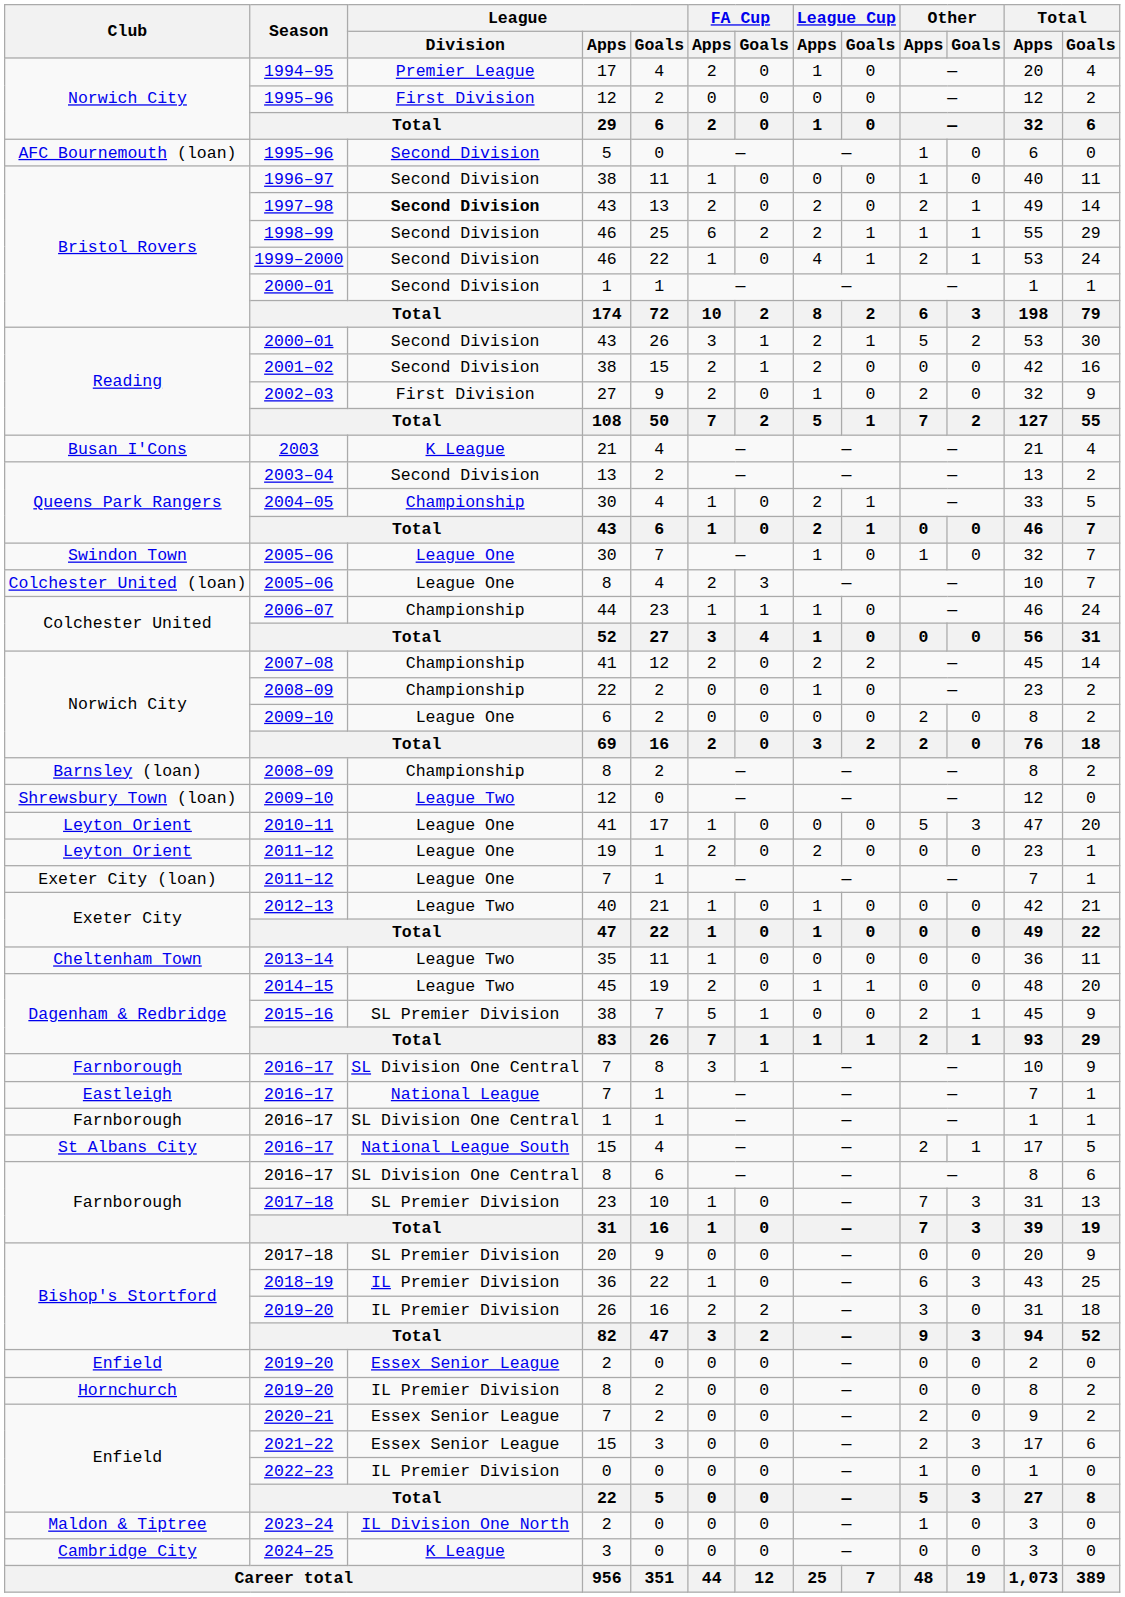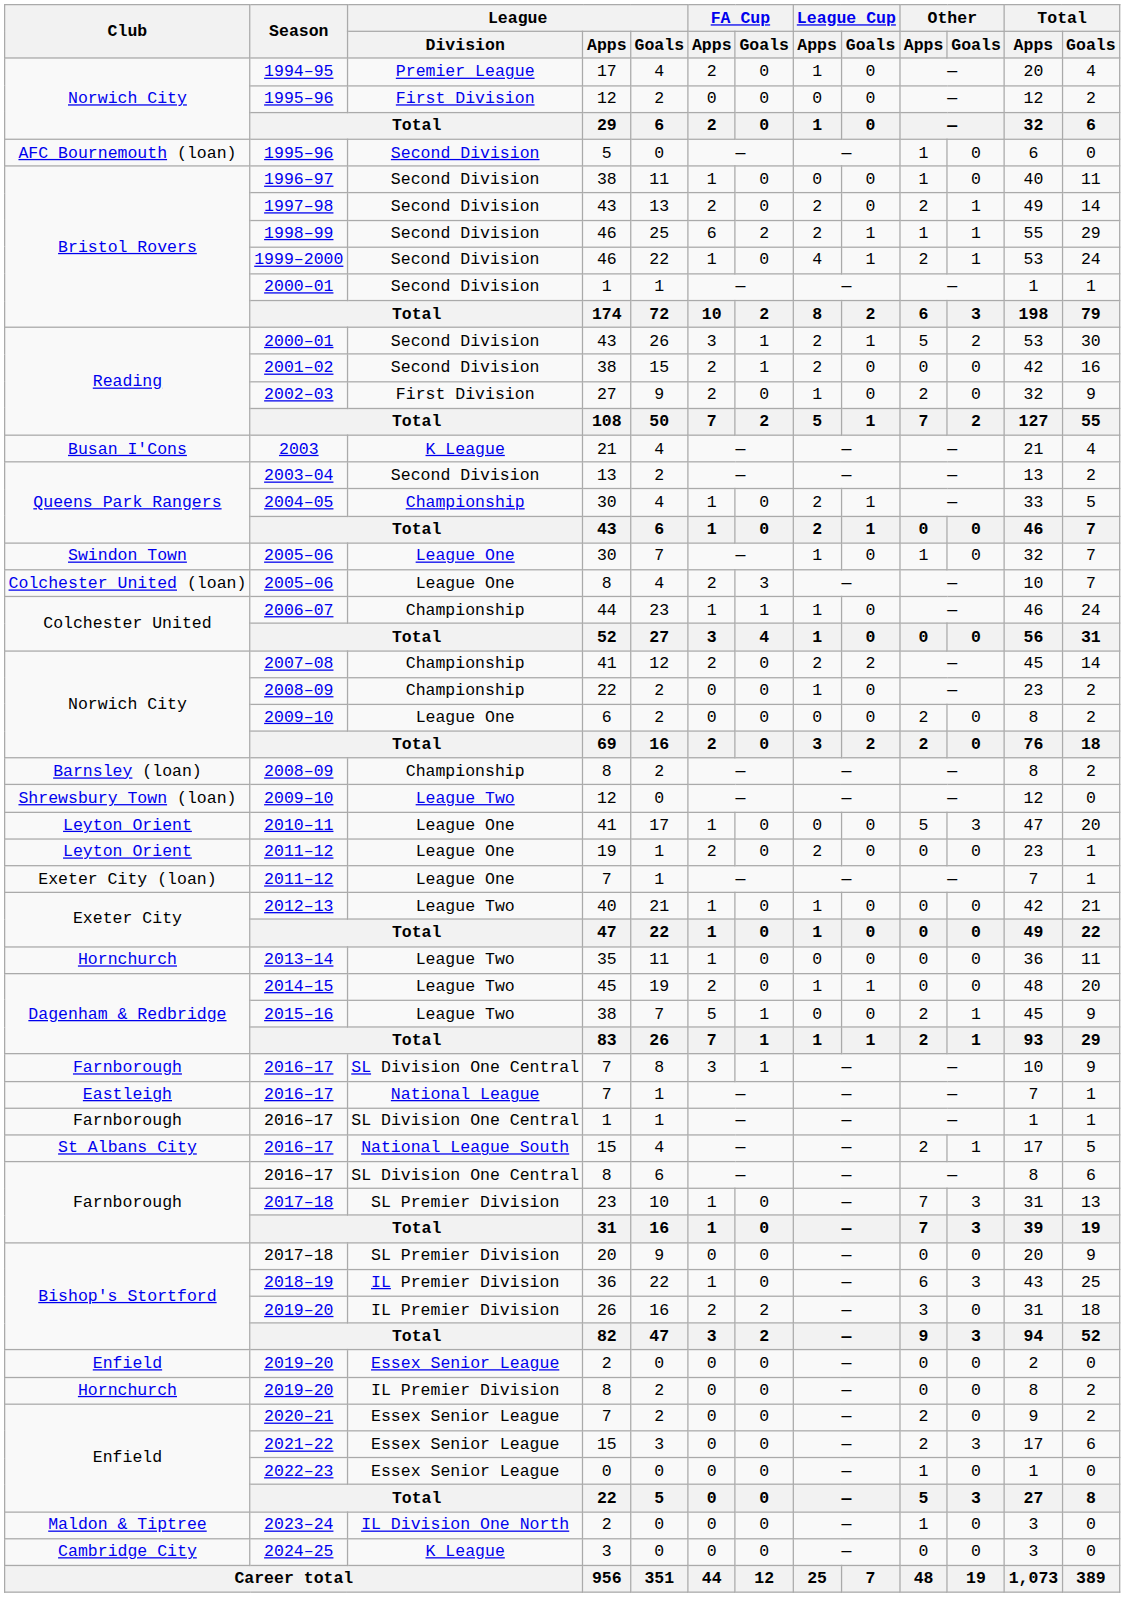(465, 206) bold -> (465, 206) normal
(127, 960) Cheltenham Town -> (127, 960) Hornchurch
(465, 1014) SL Premier Division -> (465, 1014) League Two
(465, 1471) IL Premier Division -> (465, 1471) Essex Senior League
